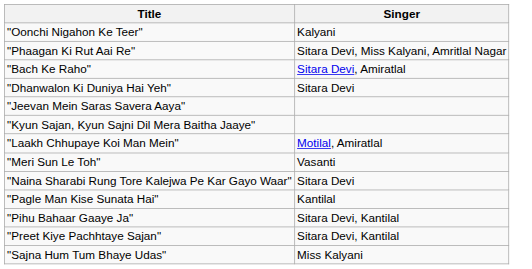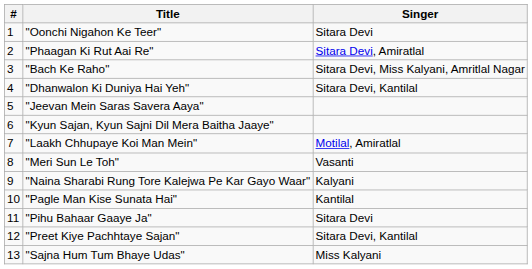+ column: (14, 14)
(316, 32) Kalyani -> (344, 32) Sitara Devi
(402, 51) Sitara Devi, Miss Kalyani, Amritlal Nagar -> (370, 51) Sitara Devi, Amiratlal
(351, 69) Sitara Devi, Amiratlal -> (420, 69) Sitara Devi, Miss Kalyani, Amritlal Nagar
(326, 88) Sitara Devi -> (367, 88) Sitara Devi, Kantilal
(326, 181) Sitara Devi -> (335, 181) Kalyani
(348, 218) Sitara Devi, Kantilal -> (344, 218) Sitara Devi
